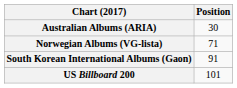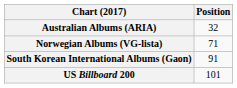(213, 28) 30 -> (213, 28) 32
